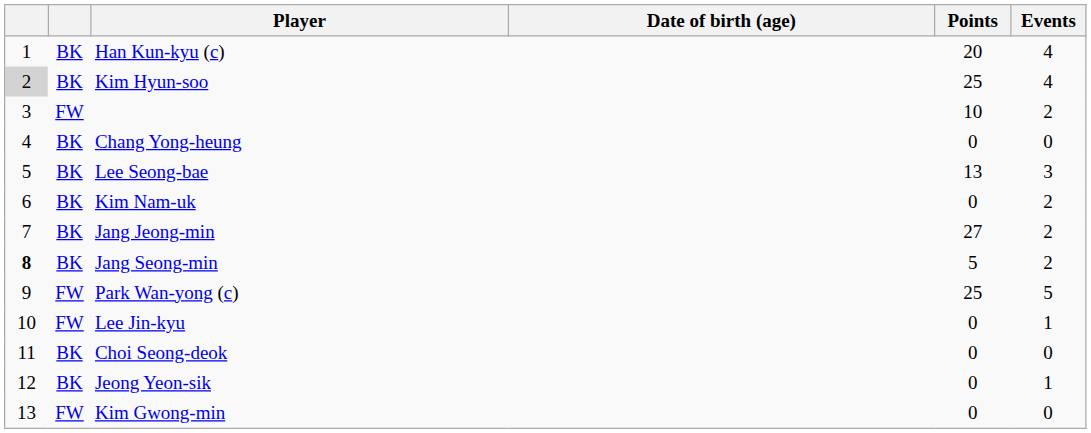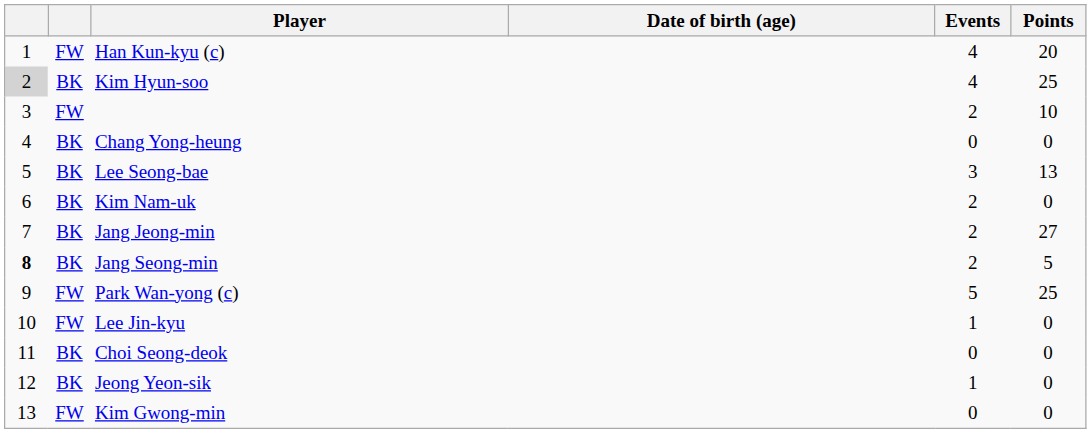columns swapped: (1048, 20) <-> (973, 20)
(70, 51) BK -> (70, 51) FW
